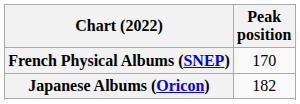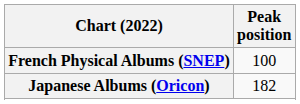(264, 60) 170 -> (264, 60) 100
